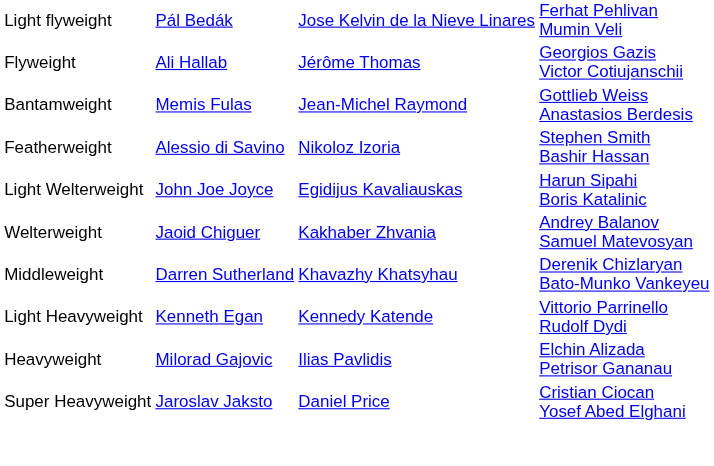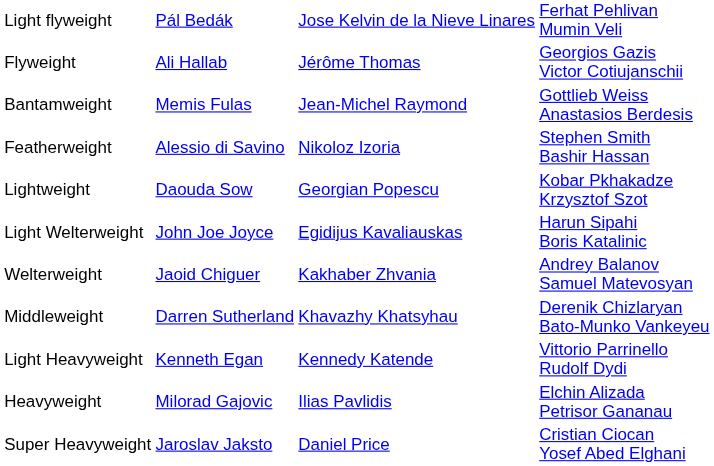+ row: (47, 189)
